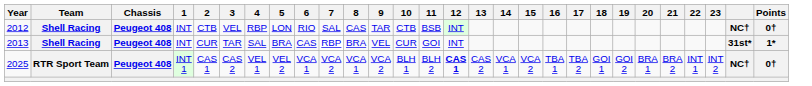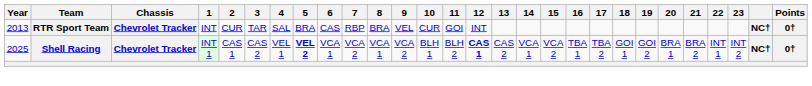- row: (18, 27)
(71, 43) Shell Racing -> (71, 27) RTR Sport Team
(143, 43) Peugeot 408 -> (155, 27) Chevrolet Tracker
(740, 43) 31st* -> (761, 27) NC†
(771, 43) 1* -> (790, 27) 0†
(71, 63) RTR Sport Team -> (71, 48) Shell Racing
(143, 63) Peugeot 408 -> (155, 48) Chevrolet Tracker
(282, 63) normal -> (305, 48) bold
